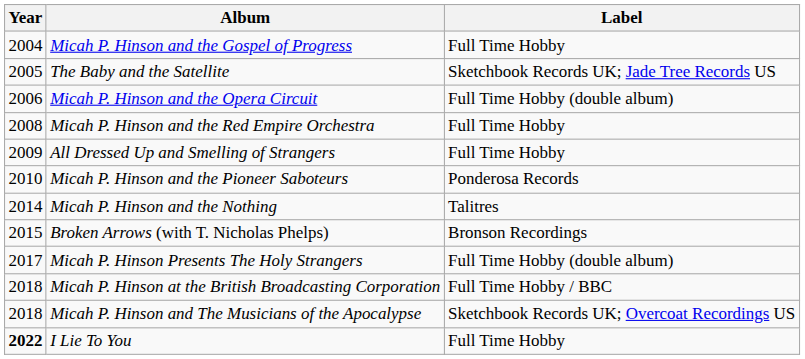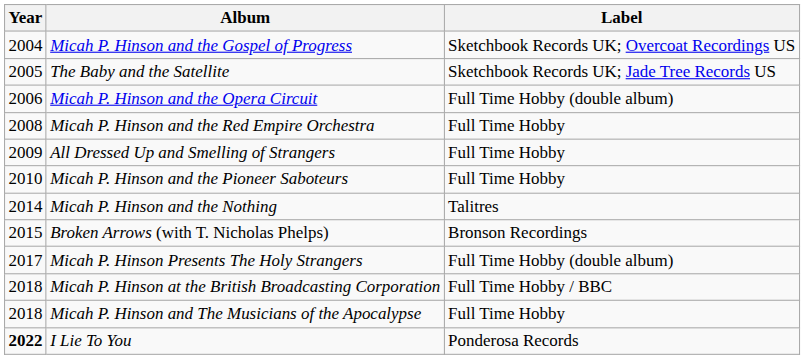(507, 44) Full Time Hobby -> (622, 44) Sketchbook Records UK; Overcoat Recordings US
(513, 179) Ponderosa Records -> (507, 179) Full Time Hobby
(622, 313) Sketchbook Records UK; Overcoat Recordings US -> (507, 313) Full Time Hobby
(507, 340) Full Time Hobby -> (513, 340) Ponderosa Records
